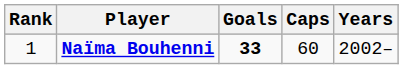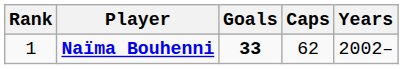(308, 49) 60 -> (308, 49) 62
